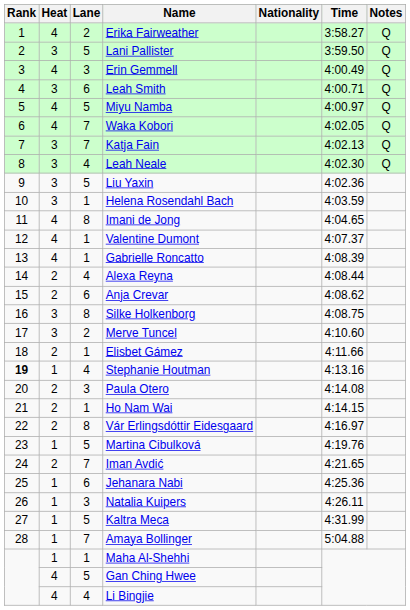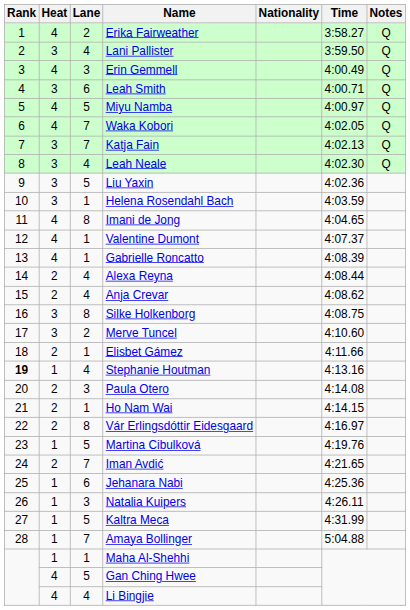(86, 51) 5 -> (86, 51) 4
(86, 295) 6 -> (86, 295) 4
